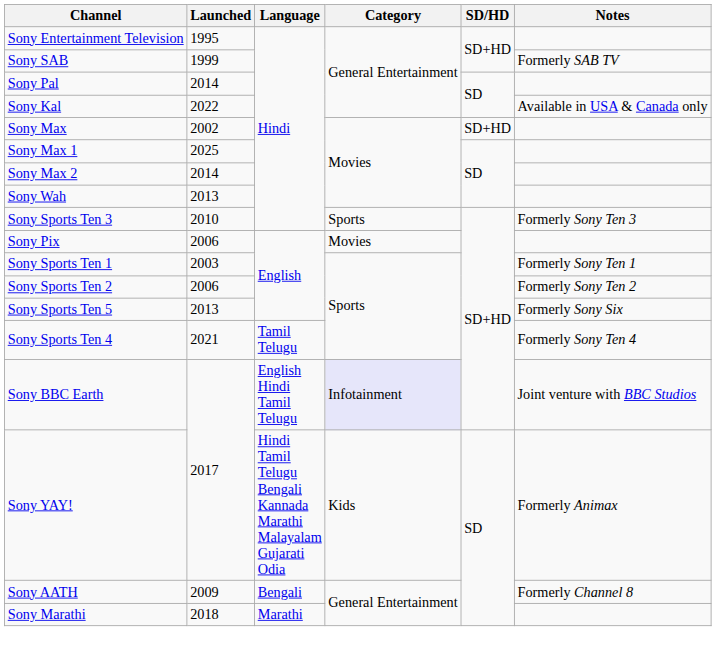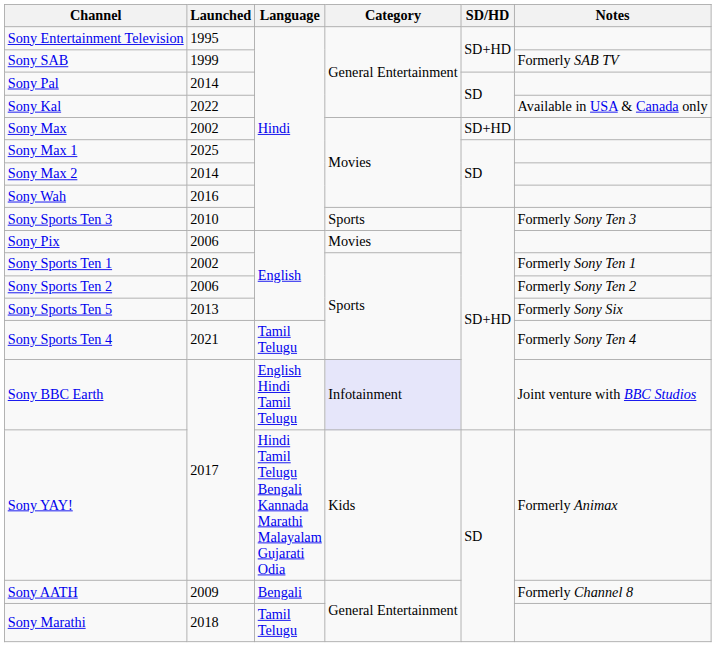(204, 196) 2013 -> (204, 196) 2016
(204, 264) 2003 -> (204, 264) 2002
(280, 614) Marathi -> (277, 622) Tamil Telugu
